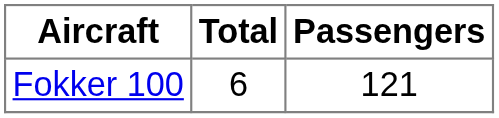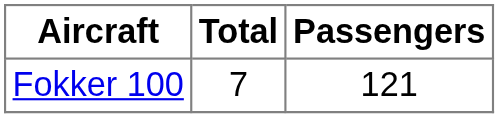(238, 84) 6 -> (238, 84) 7
